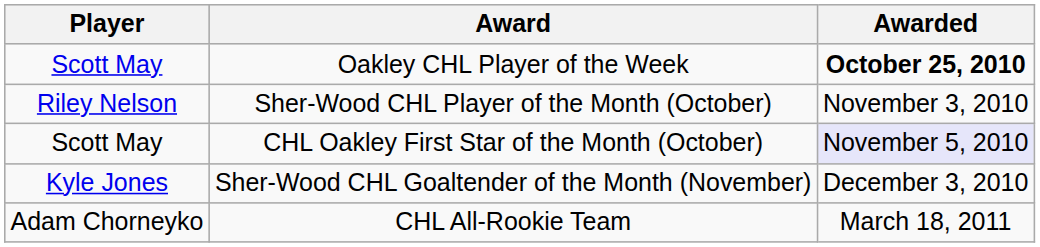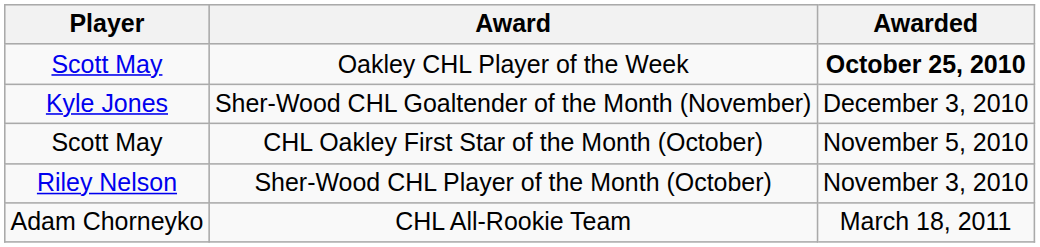rows swapped: (513, 103) <-> (513, 182)
(926, 143) lavender background -> (926, 143) no background
